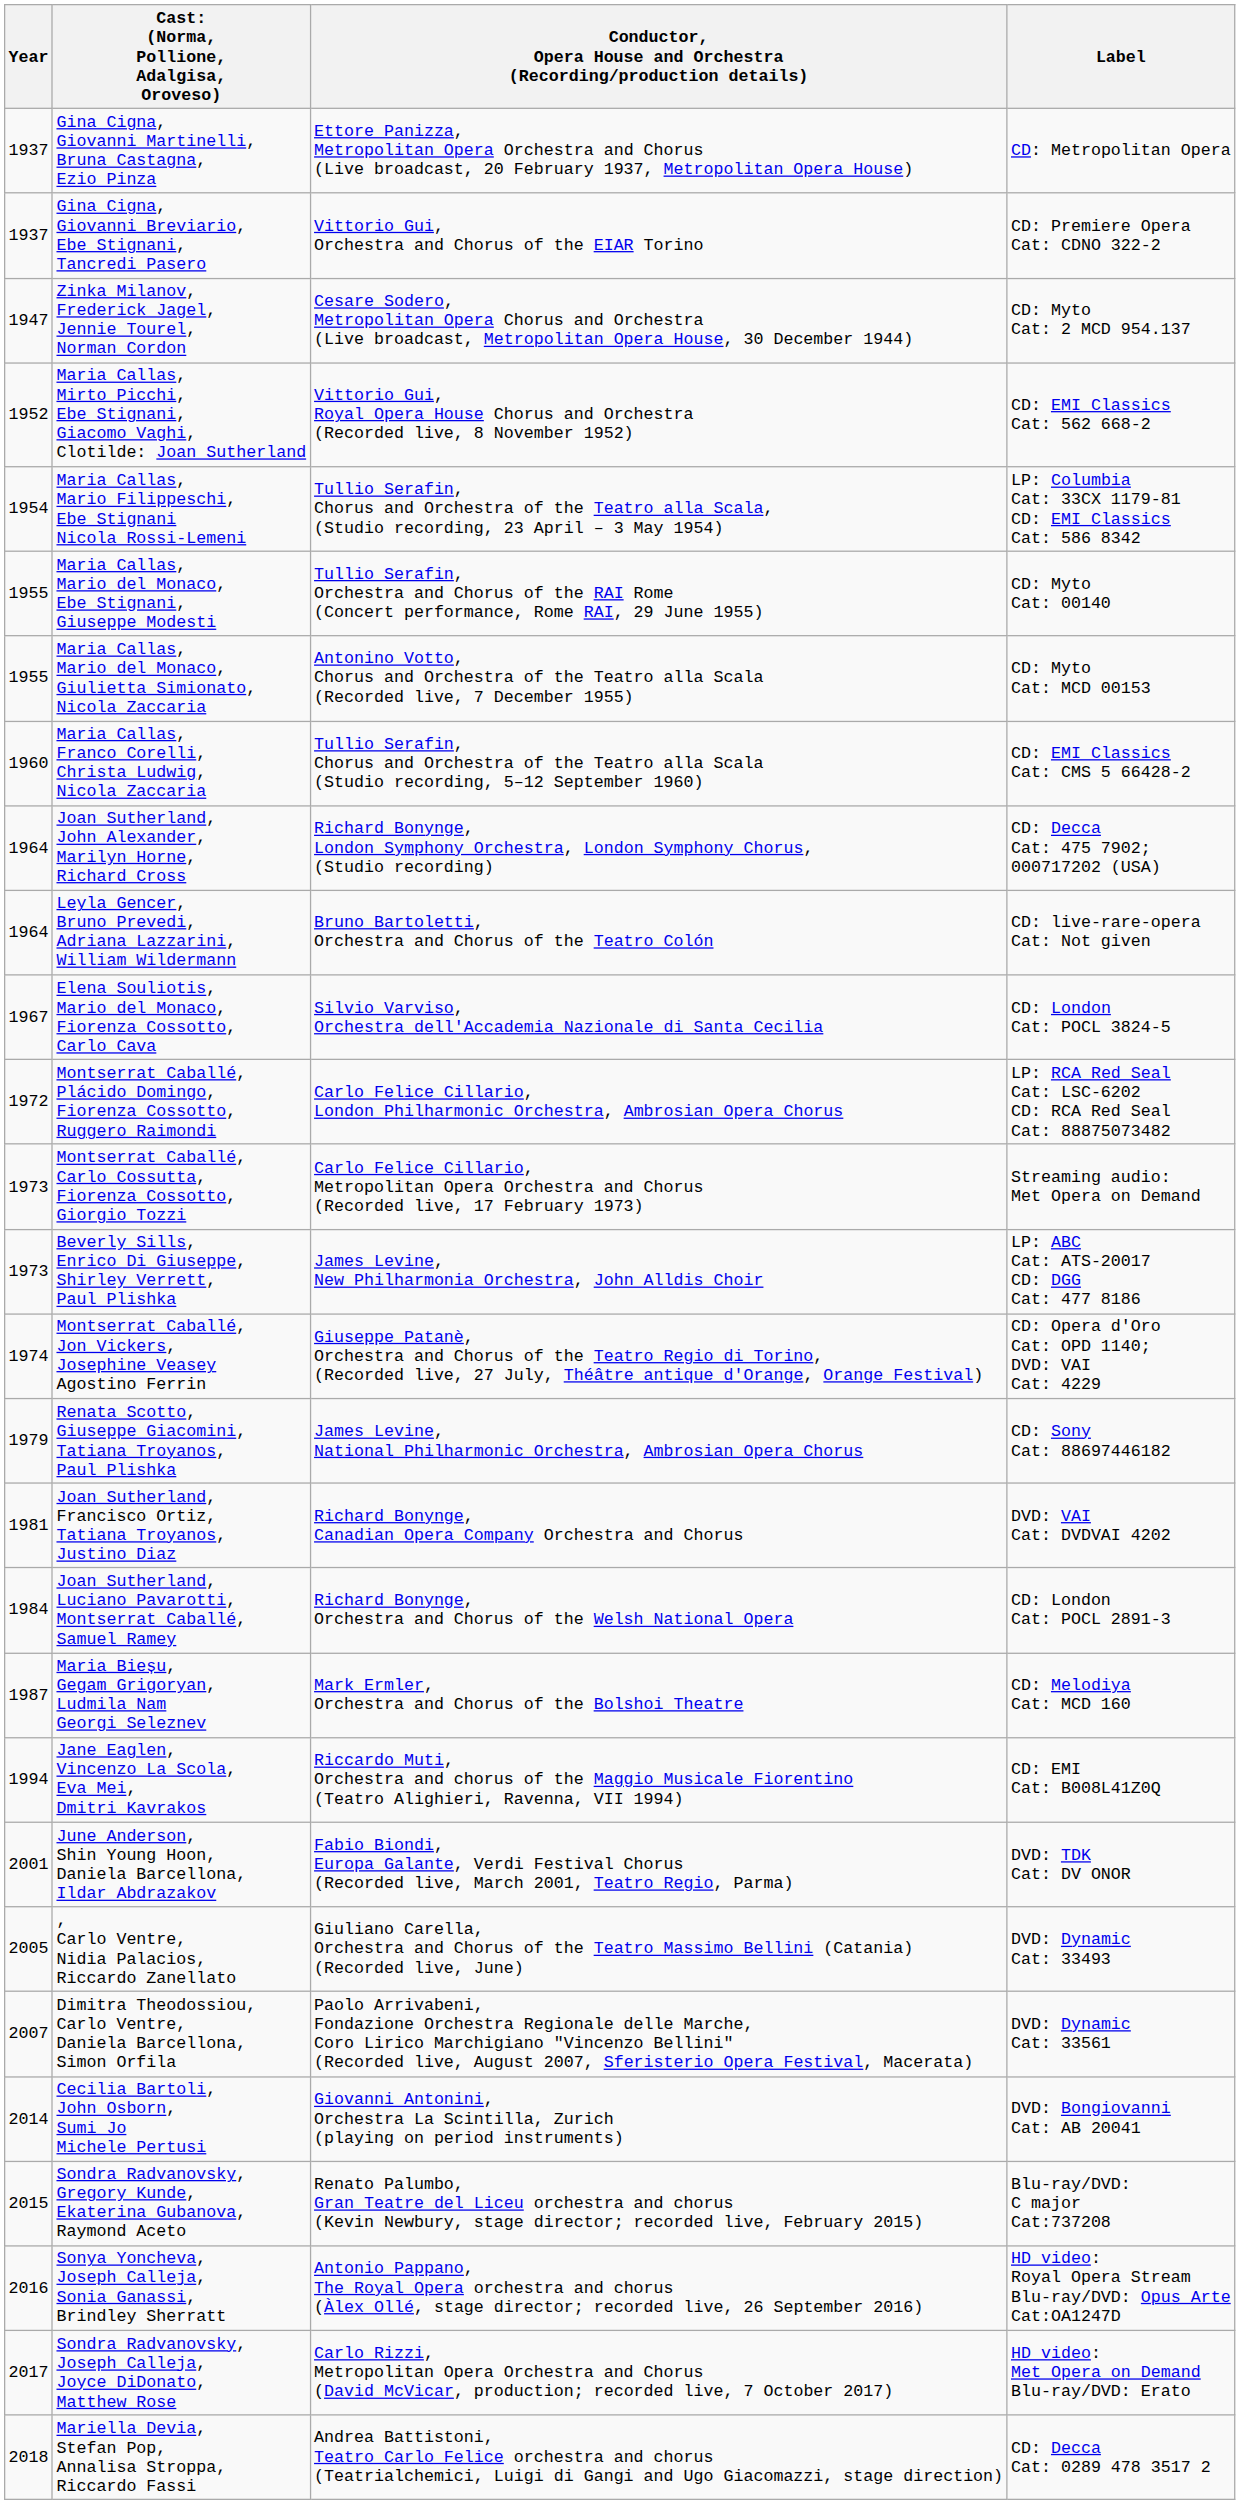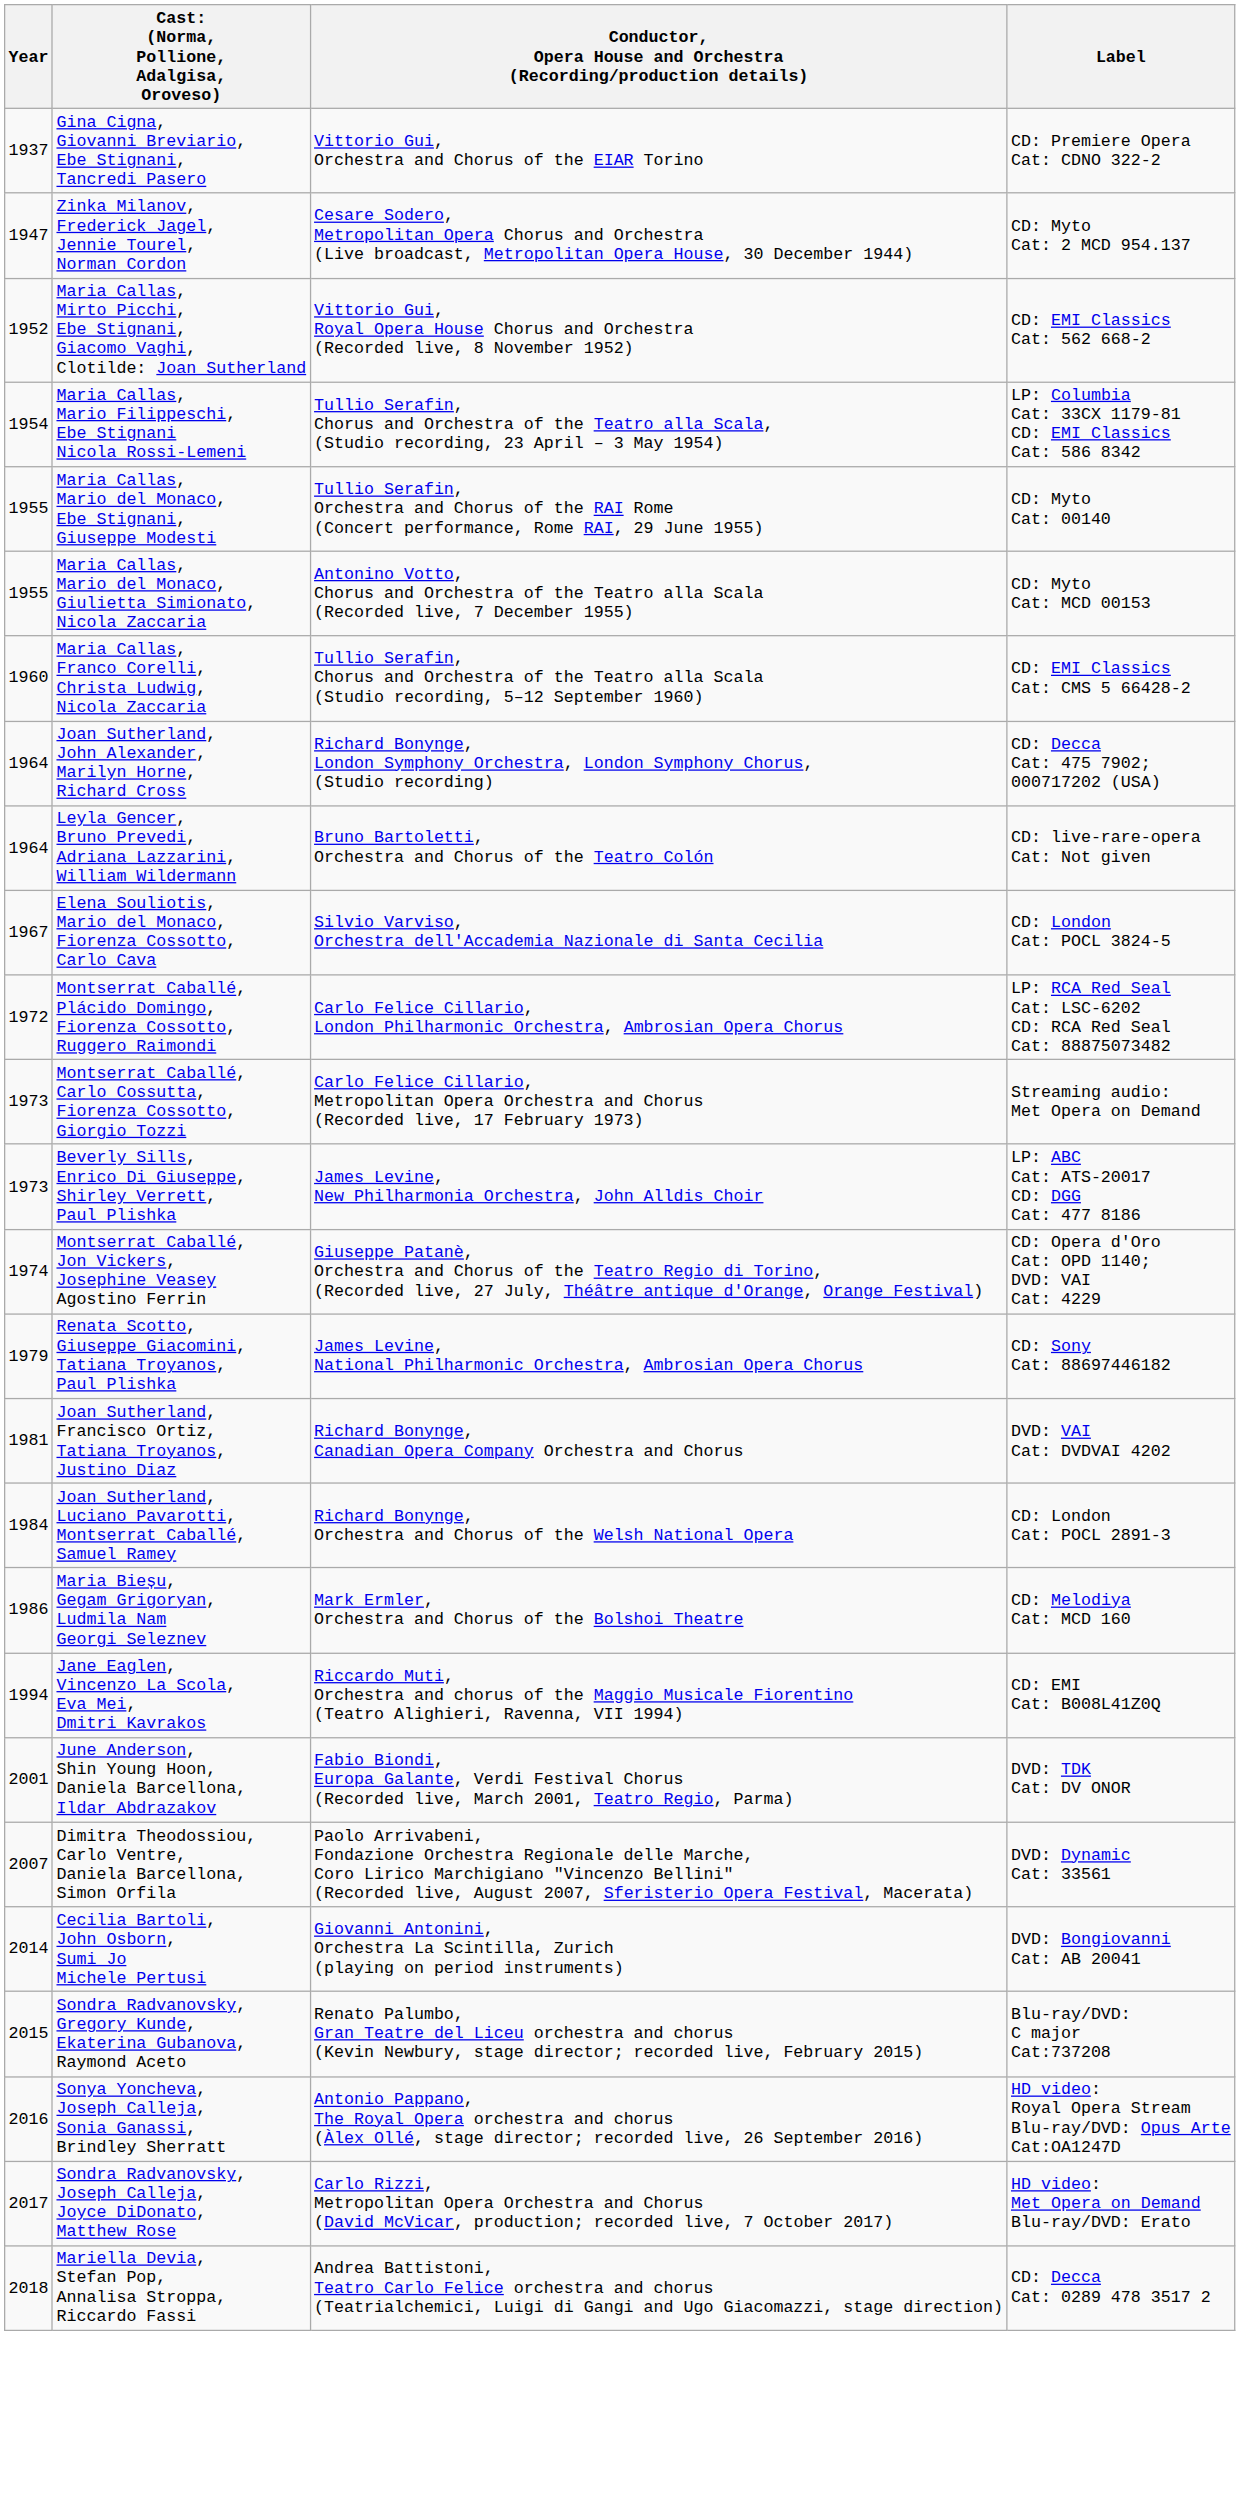- row: (156, 151)
(29, 1695) 1987 -> (29, 1610) 1986
- row: (146, 1949)
